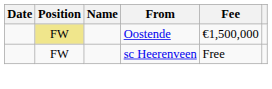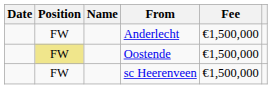+ row: (151, 34)
(214, 53) Free -> (231, 73) €1,500,000
